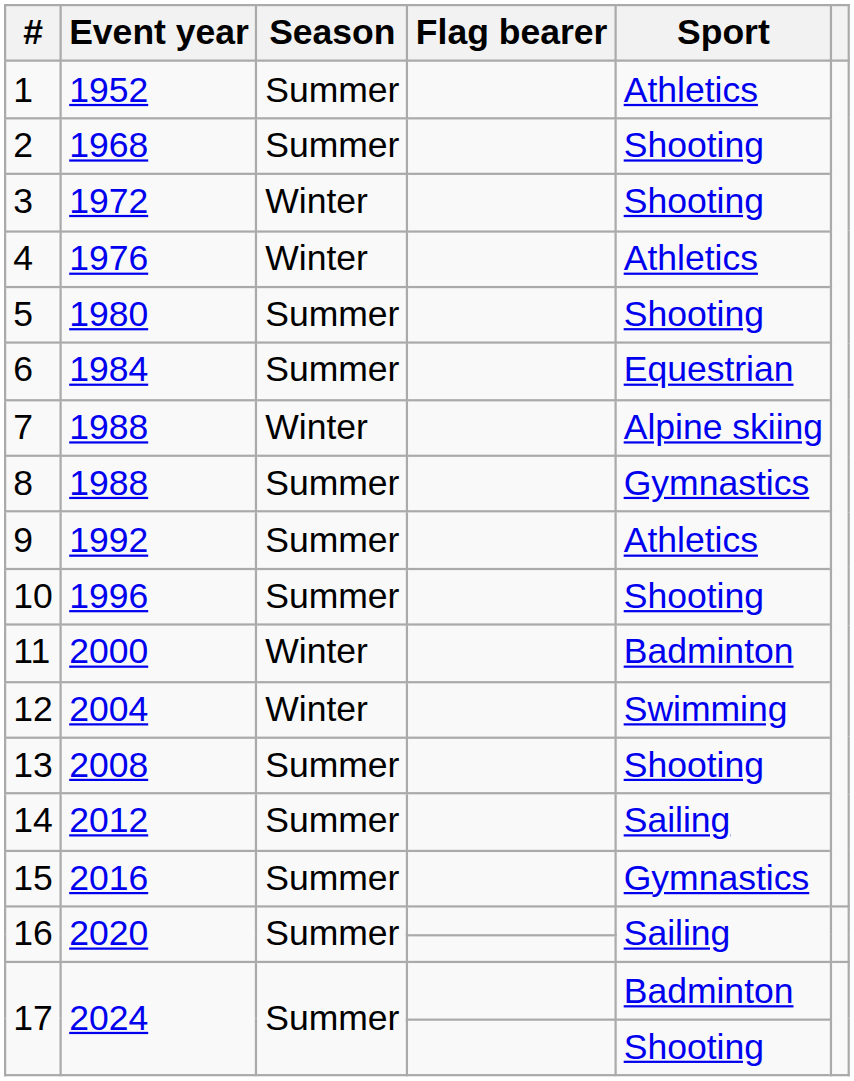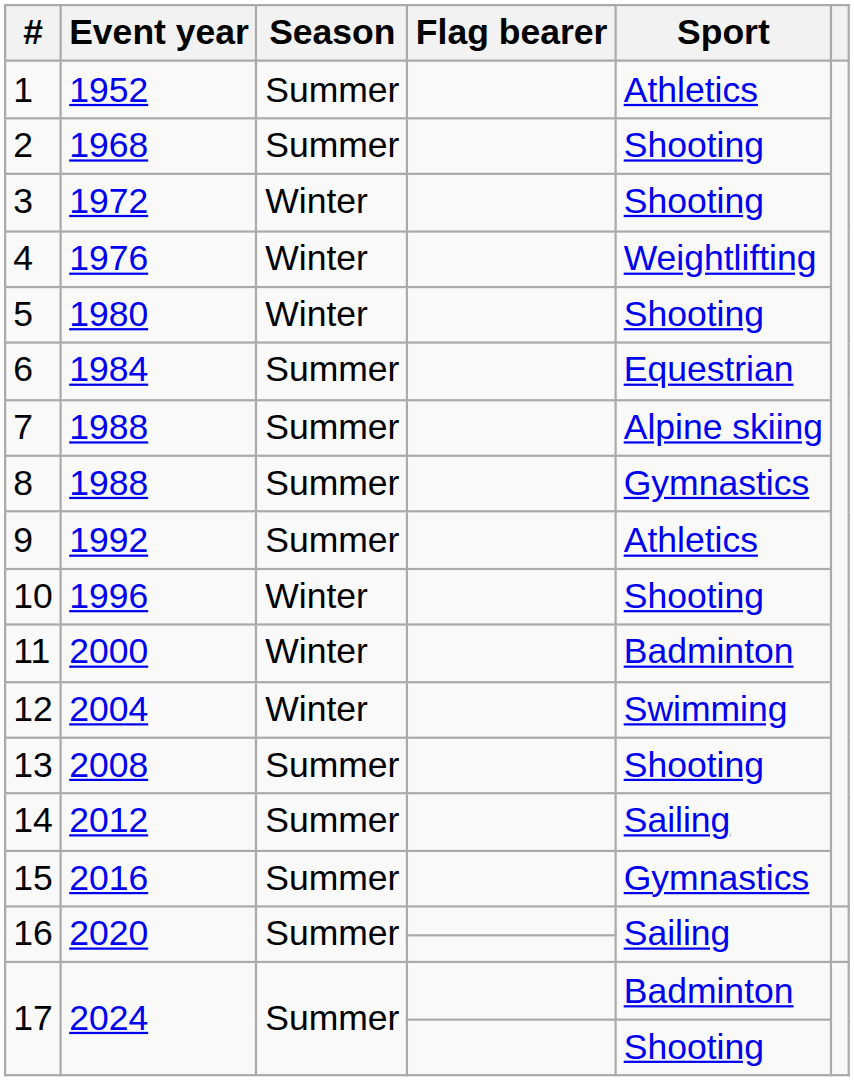(691, 257) Athletics -> (720, 257) Weightlifting
(332, 314) Summer -> (317, 314) Winter
(317, 426) Winter -> (332, 426) Summer
(332, 595) Summer -> (317, 595) Winter
